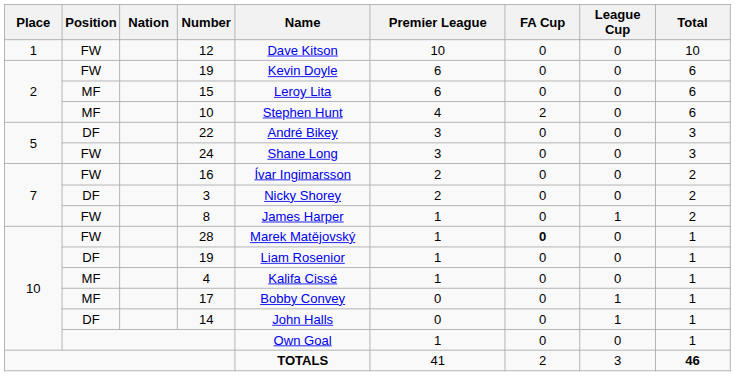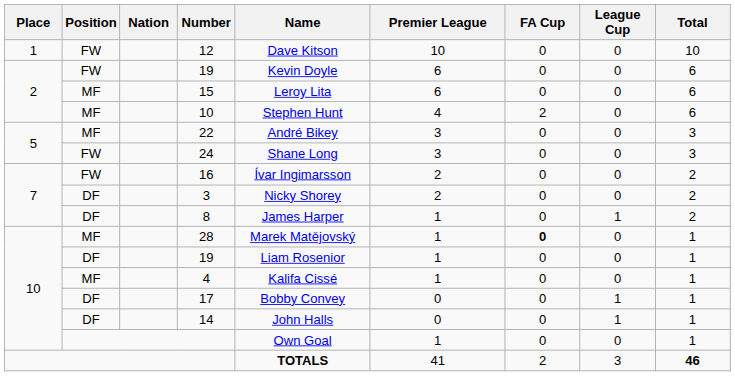(91, 133) DF -> (91, 133) MF
(91, 216) FW -> (91, 216) DF
(91, 237) FW -> (91, 237) MF
(91, 299) MF -> (91, 299) DF
